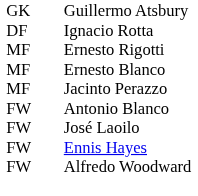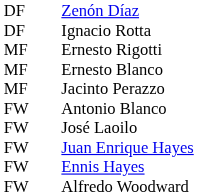- row: (126, 10)
+ row: (100, 10)
+ row: (128, 147)
